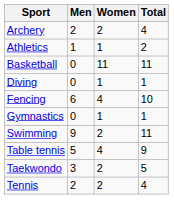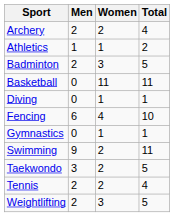+ row: (33, 64)
- row: (36, 151)
+ row: (36, 202)
